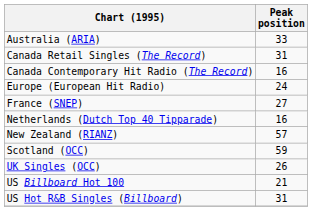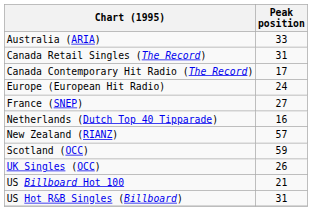(281, 71) 16 -> (281, 71) 17
